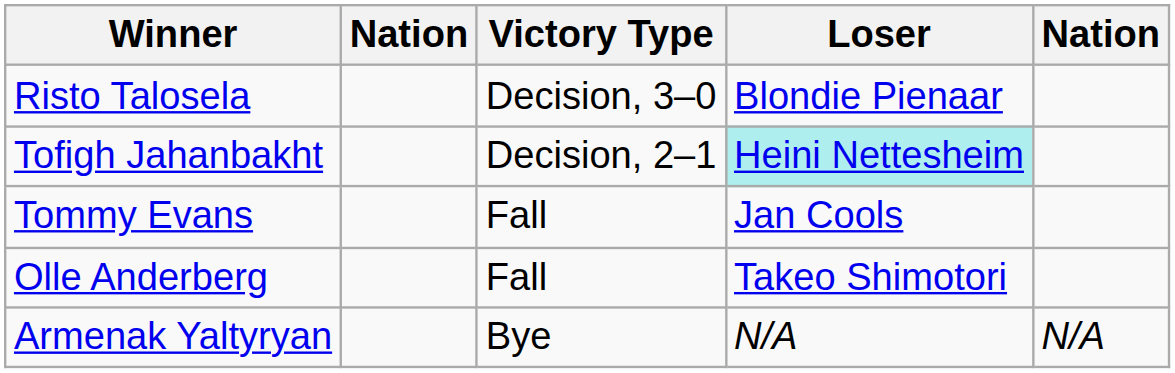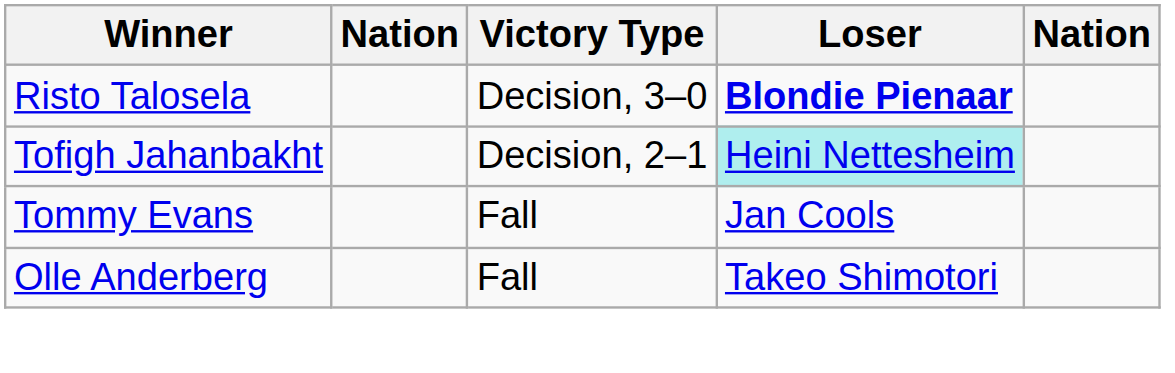(868, 95) normal -> (869, 95) bold
- row: (173, 336)
